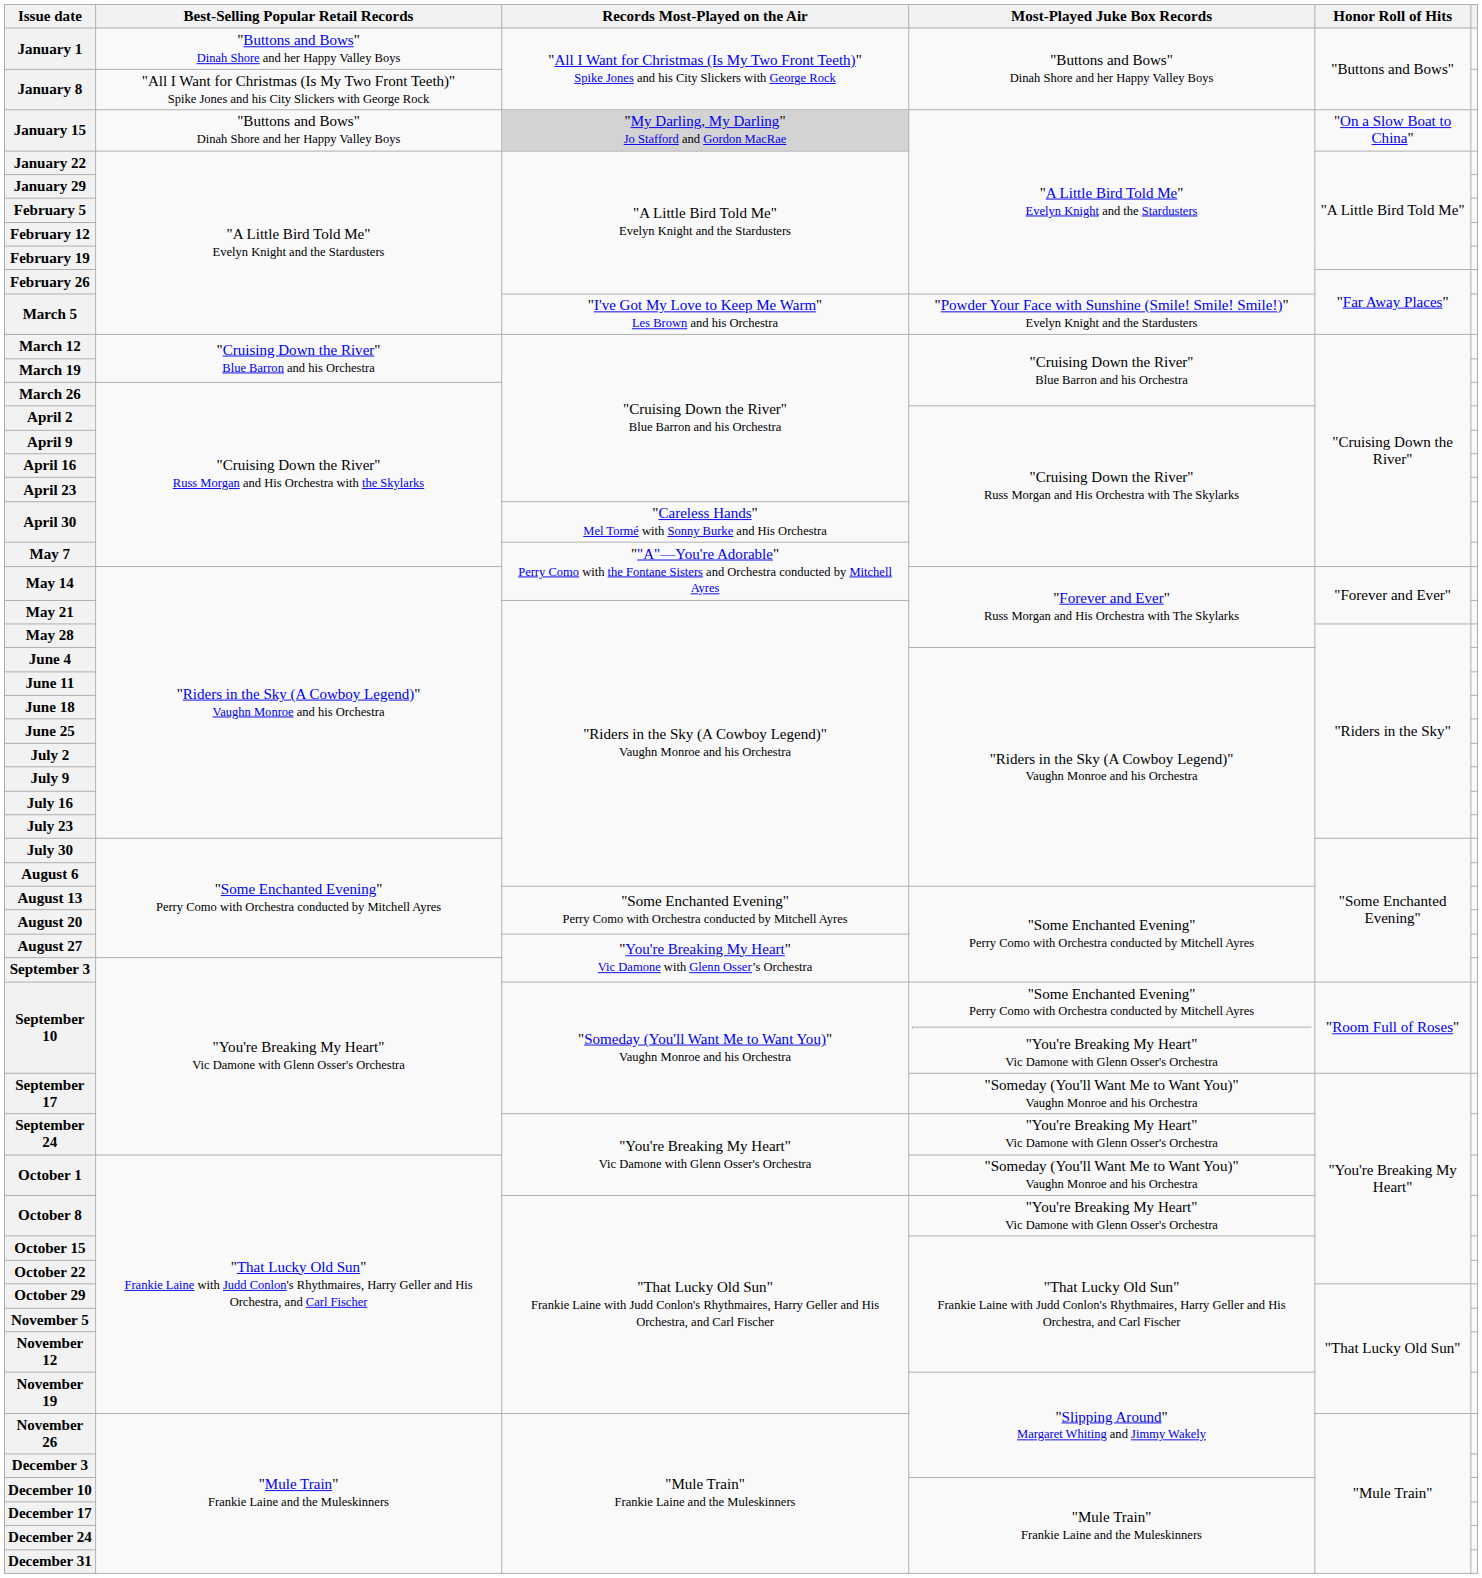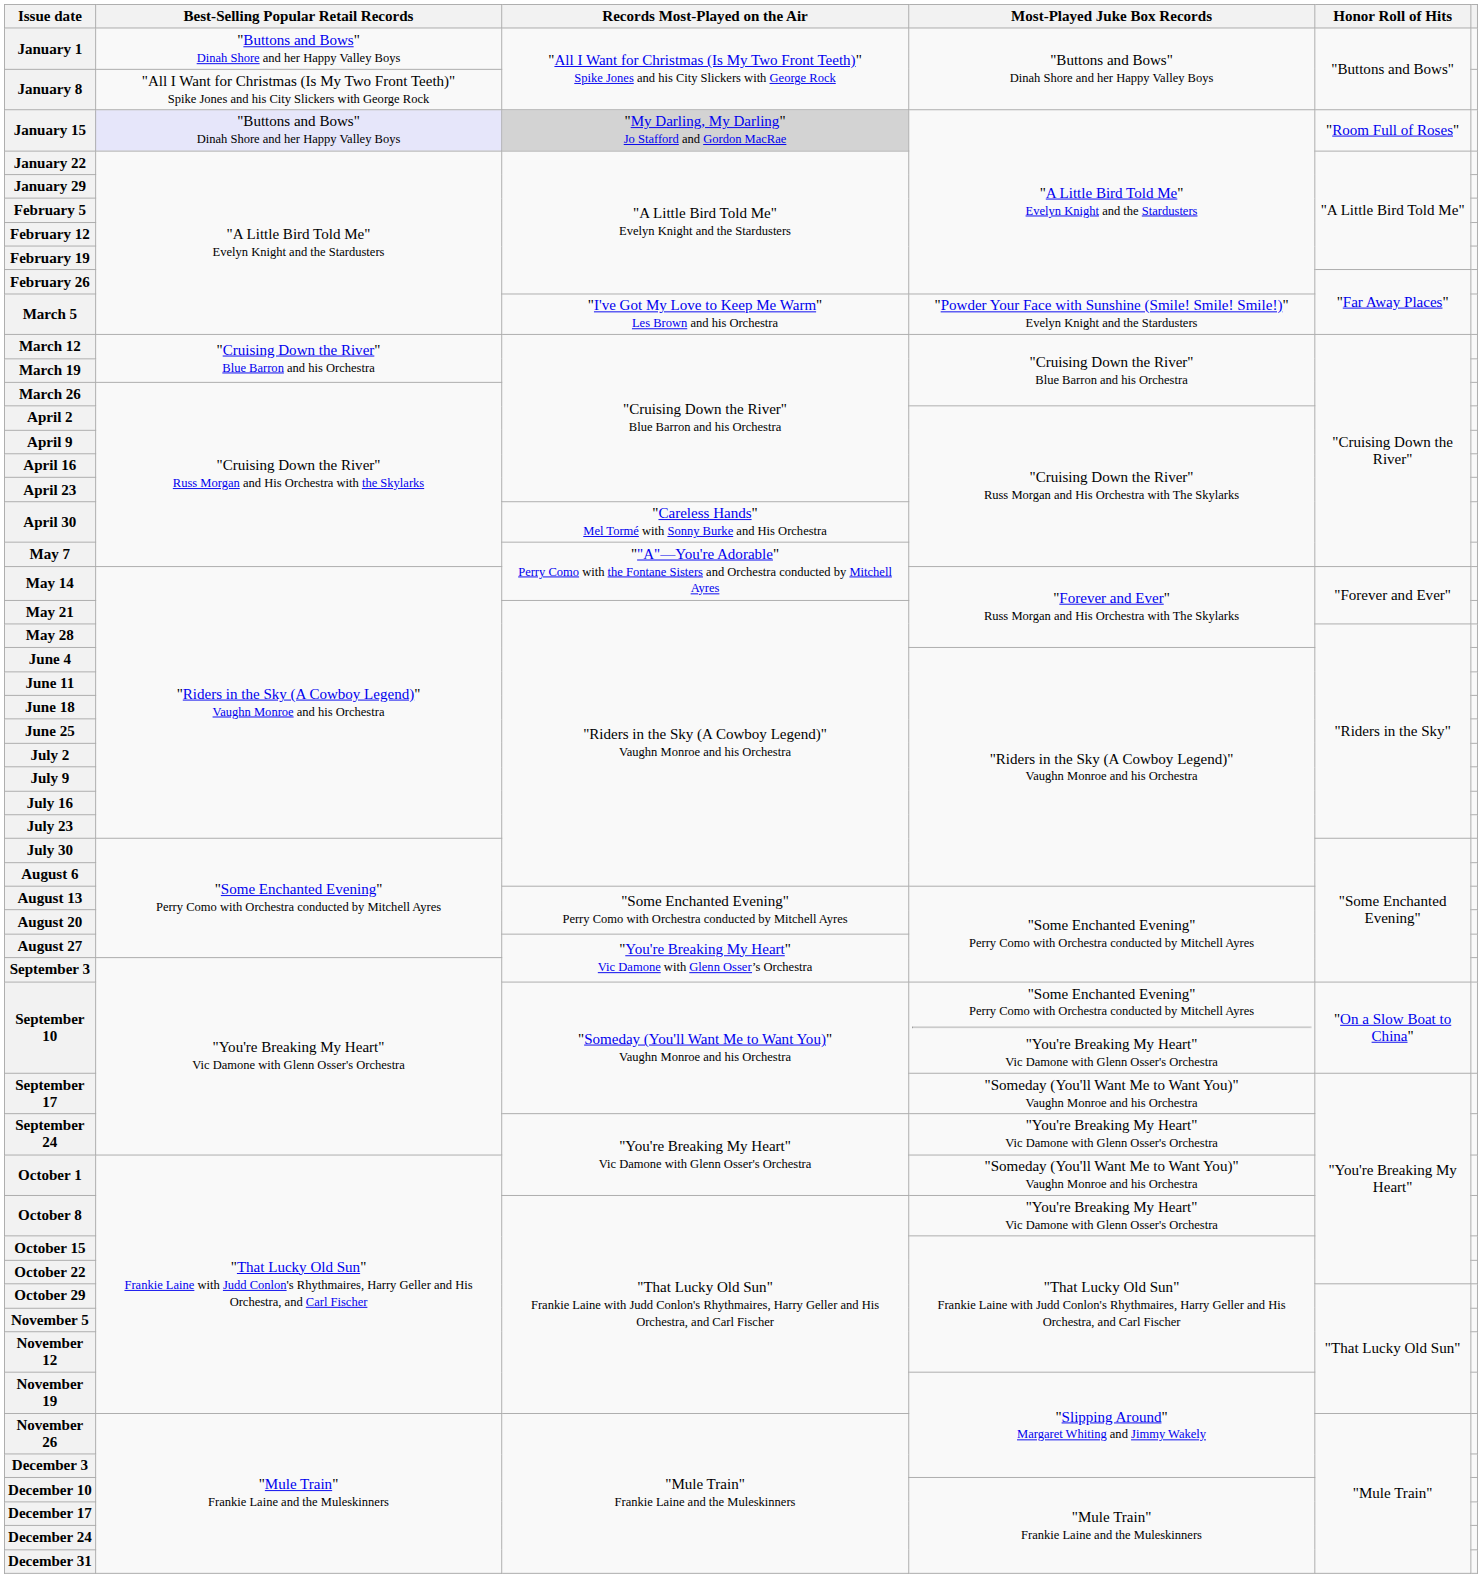(299, 130) no background -> (299, 130) lavender background
(1393, 130) "On a Slow Boat to China" -> (1393, 130) "Room Full of Roses"
(1393, 1027) "Room Full of Roses" -> (1393, 1027) "On a Slow Boat to China"
